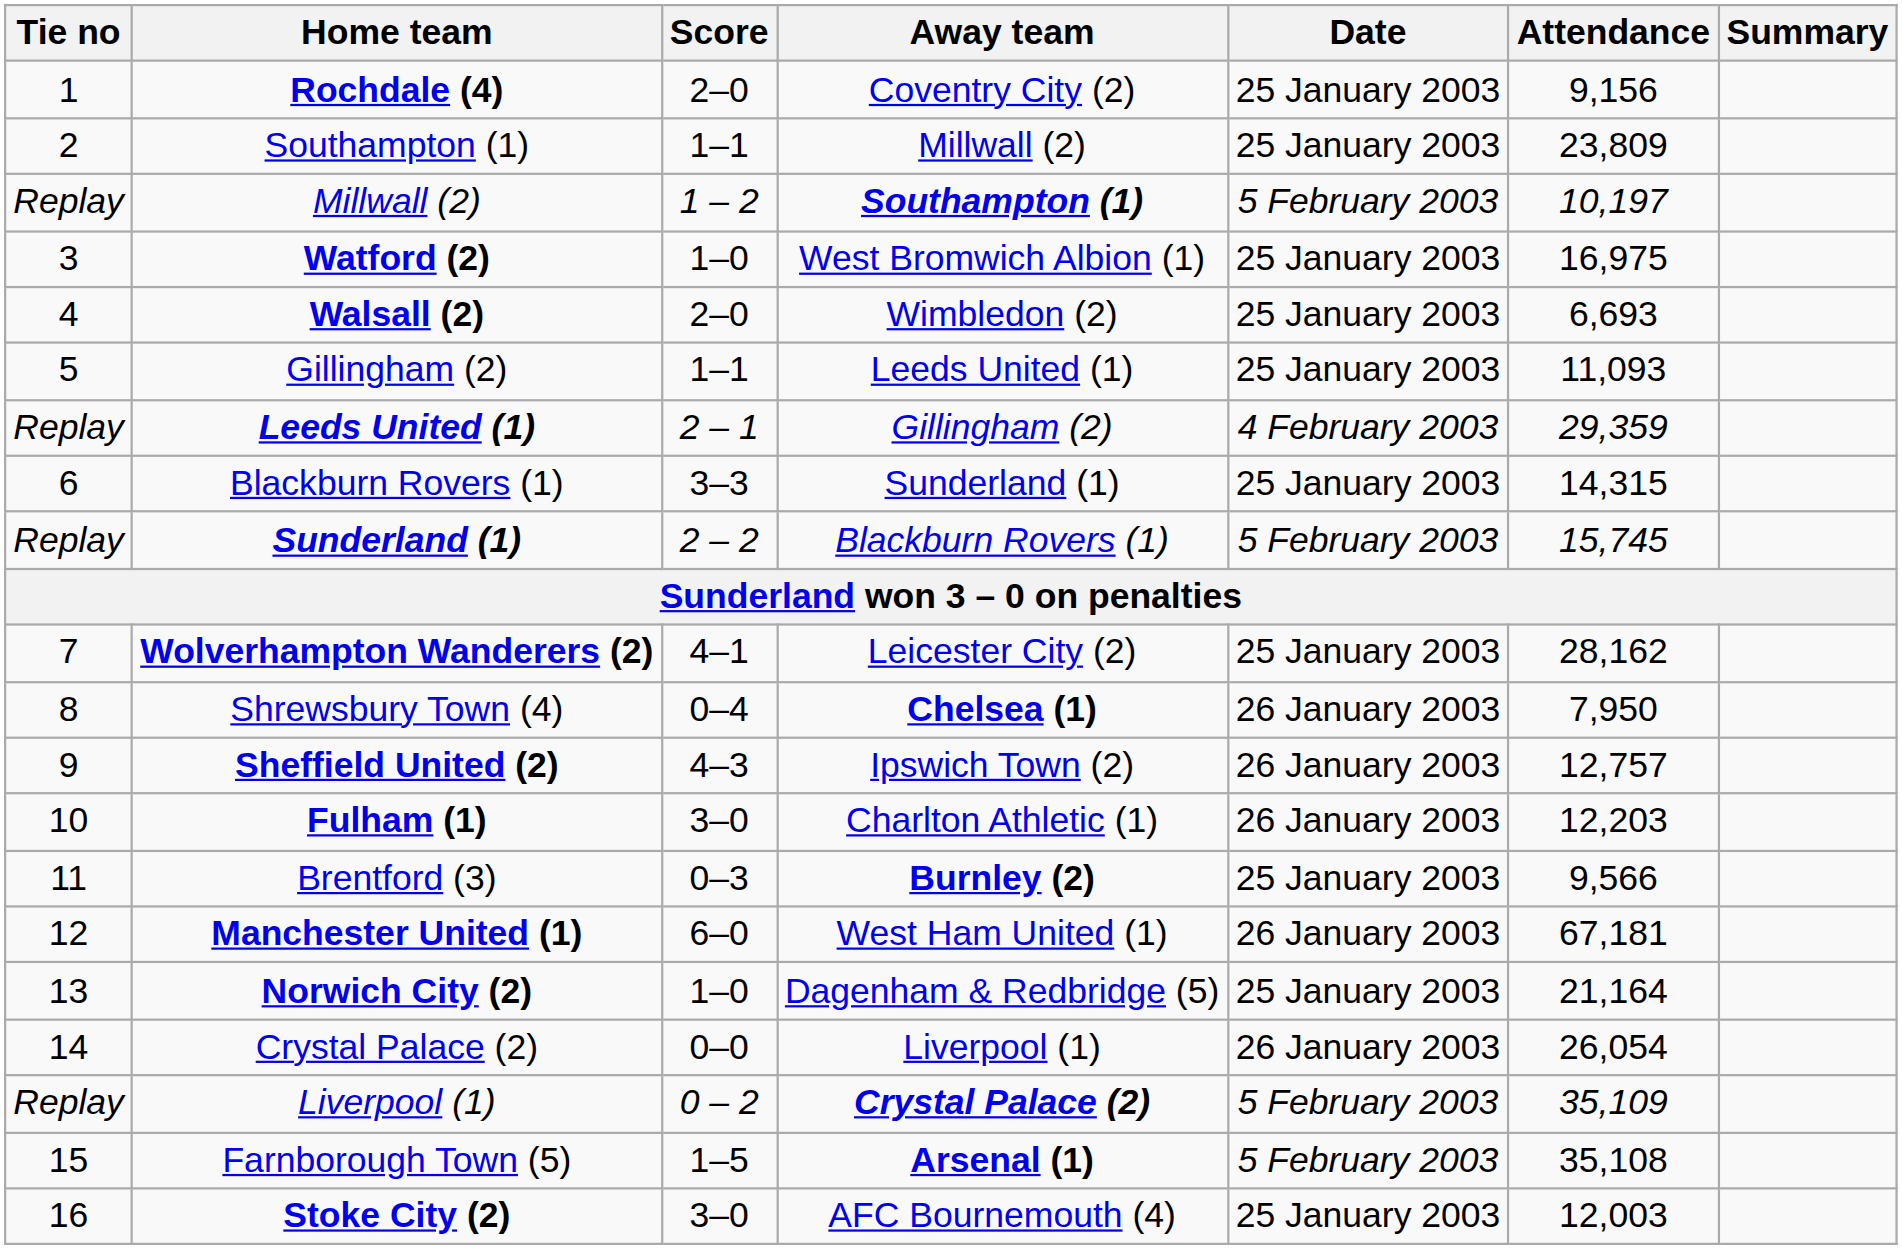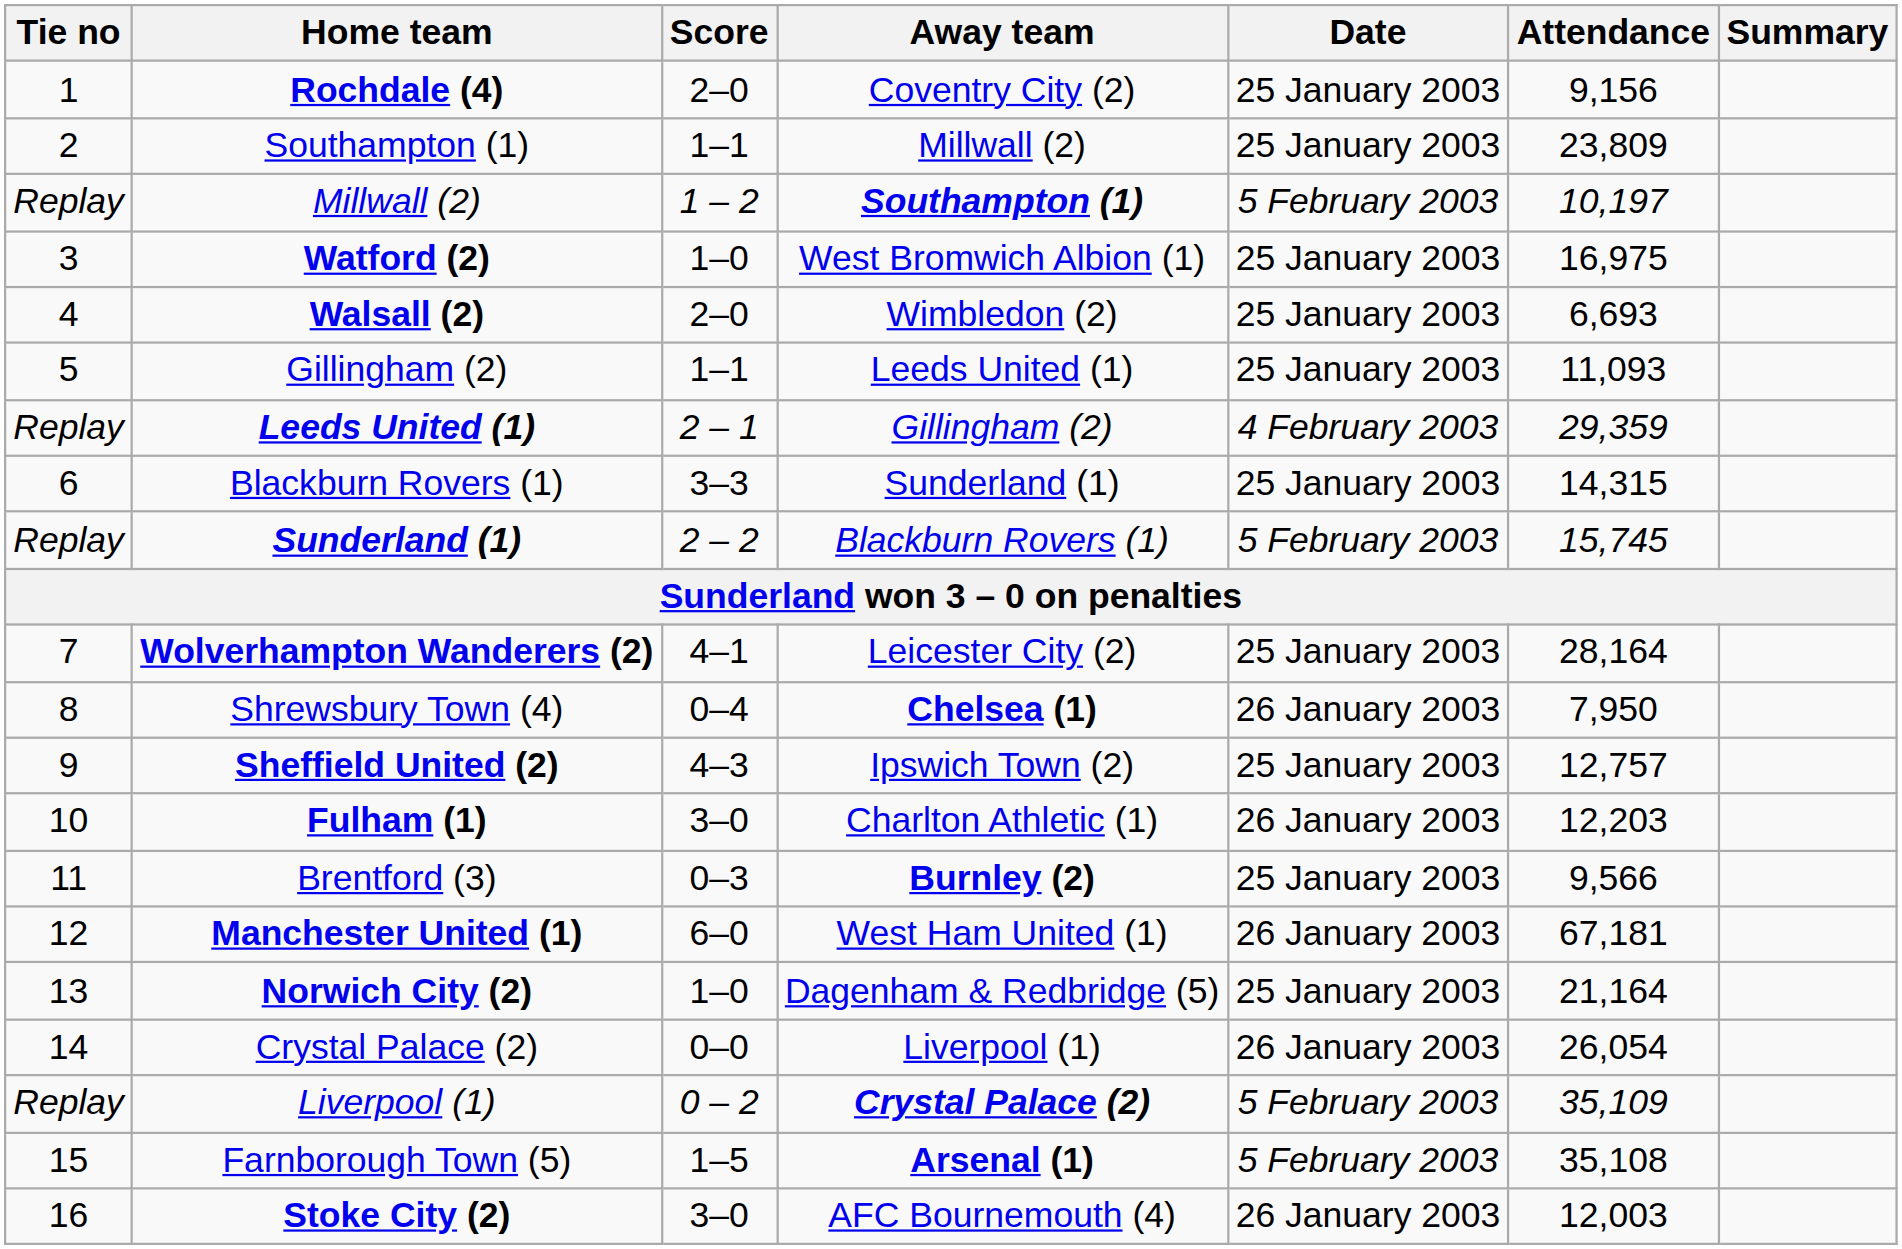(1613, 652) 28,162 -> (1613, 652) 28,164
(1368, 764) 26 January 2003 -> (1368, 764) 25 January 2003
(1368, 1215) 25 January 2003 -> (1368, 1215) 26 January 2003
